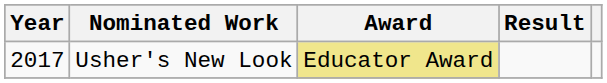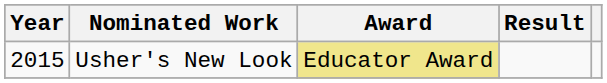(37, 60) 2017 -> (37, 60) 2015
